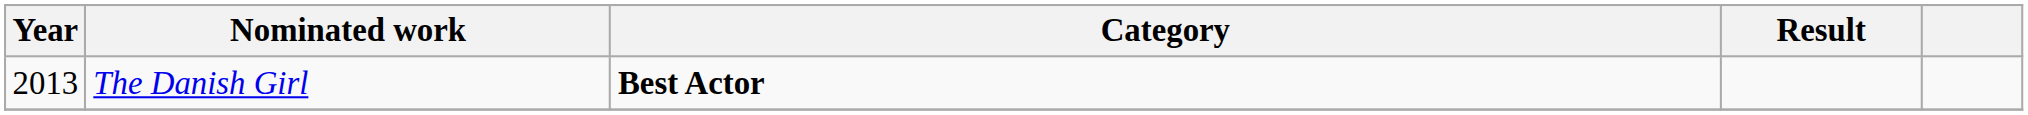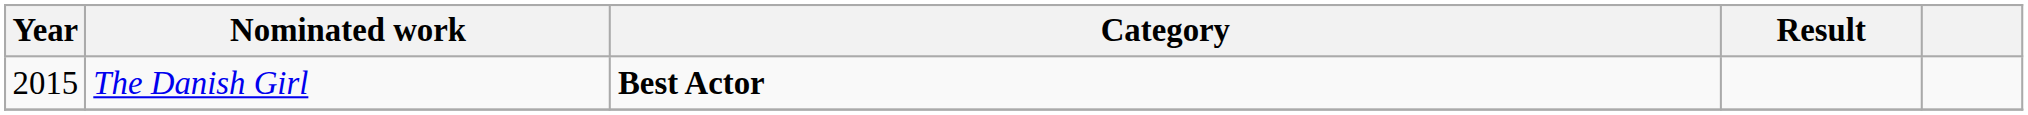(45, 82) 2013 -> (45, 82) 2015
